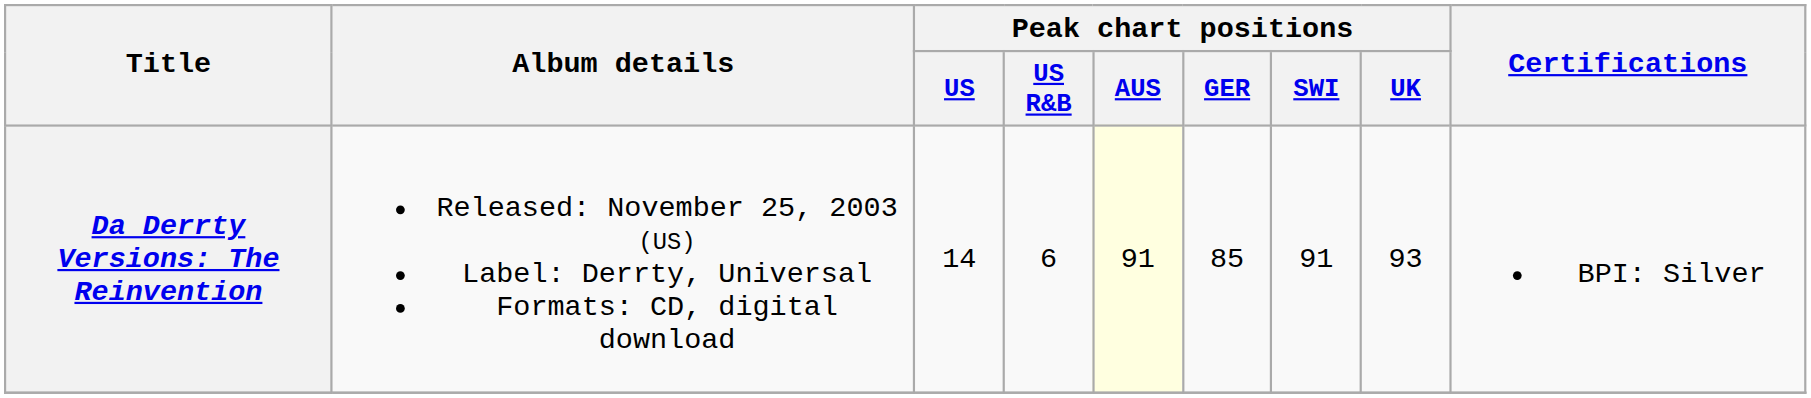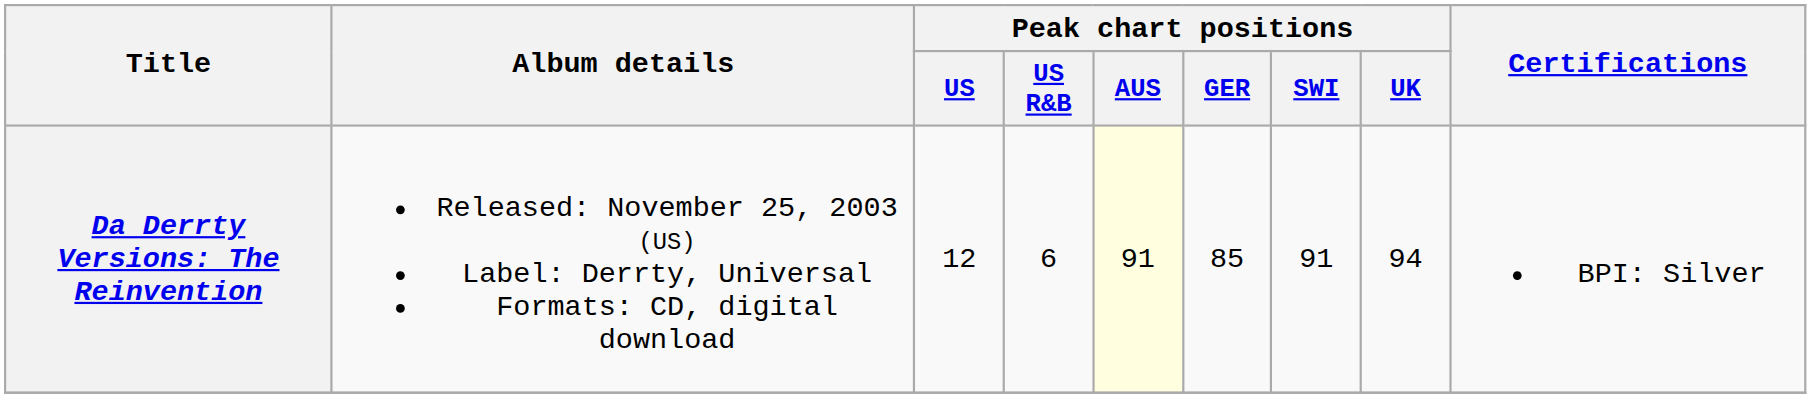(959, 259) 14 -> (959, 259) 12
(1406, 259) 93 -> (1406, 259) 94
